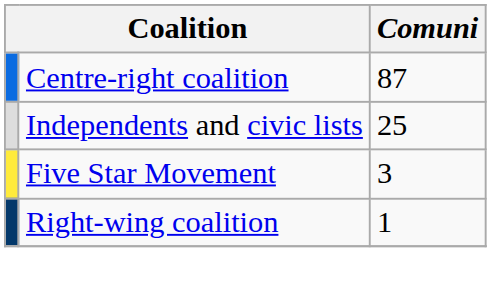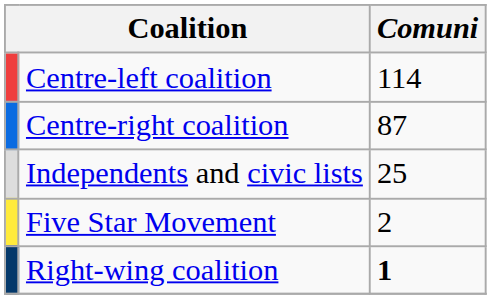+ row: (149, 76)
(384, 173) 3 -> (384, 221) 2
(384, 221) normal -> (384, 269) bold
